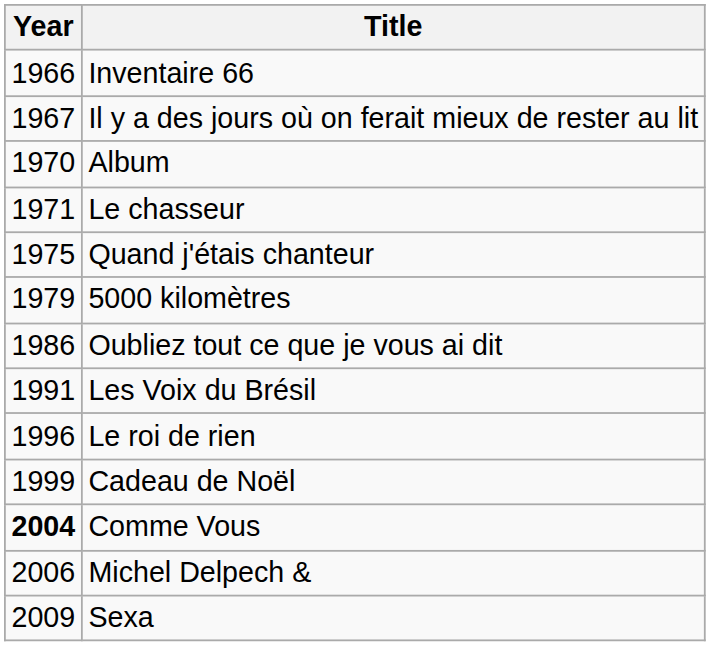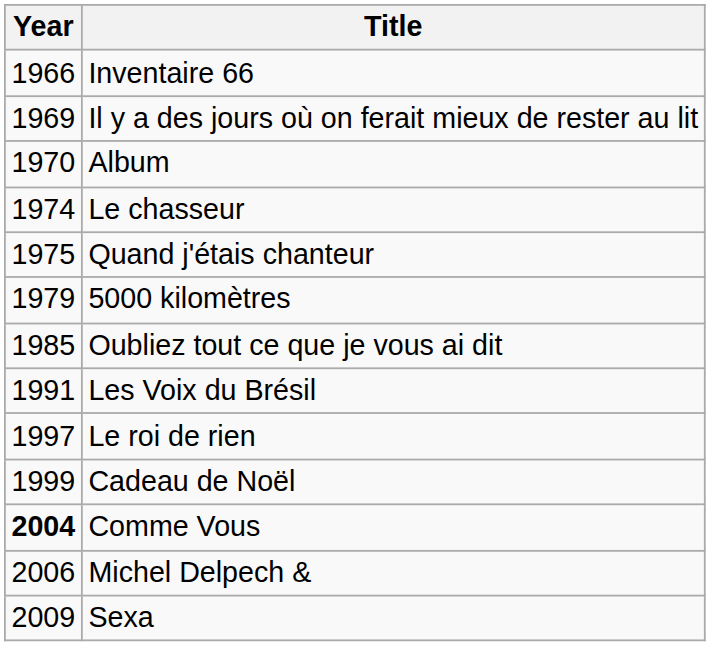(43, 118) 1967 -> (43, 118) 1969
(43, 208) 1971 -> (43, 208) 1974
(43, 345) 1986 -> (43, 345) 1985
(43, 436) 1996 -> (43, 436) 1997
